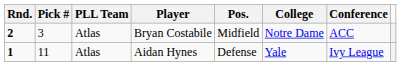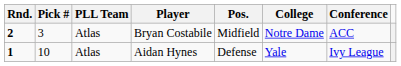(43, 52) 11 -> (44, 52) 10
